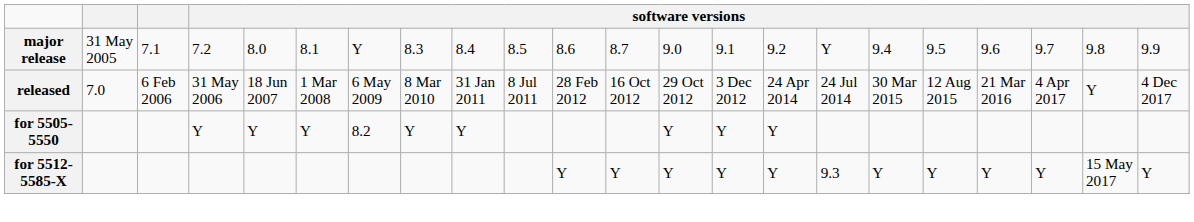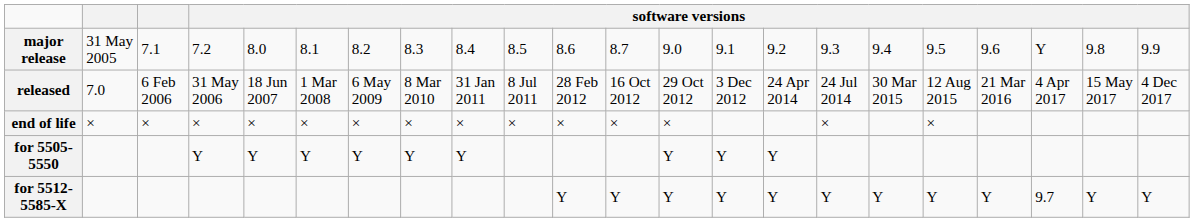(357, 49) Y -> (361, 49) 8.2
(826, 49) Y -> (830, 49) 9.3
(1045, 49) 9.7 -> (1041, 49) Y
(1091, 90) Y -> (1109, 90) 15 May 2017
+ row: (44, 123)
(361, 131) 8.2 -> (357, 155) Y
(830, 172) 9.3 -> (826, 196) Y
(1041, 172) Y -> (1045, 196) 9.7
(1109, 172) 15 May 2017 -> (1091, 196) Y
